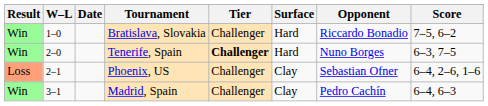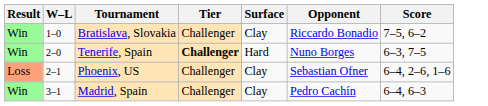- column: (90, 14)
(286, 33) Hard -> (256, 33) Clay
